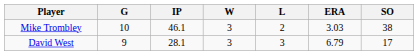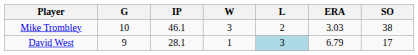(229, 43) 3 -> (229, 43) 1
(282, 43) no background -> (282, 43) lightblue background
